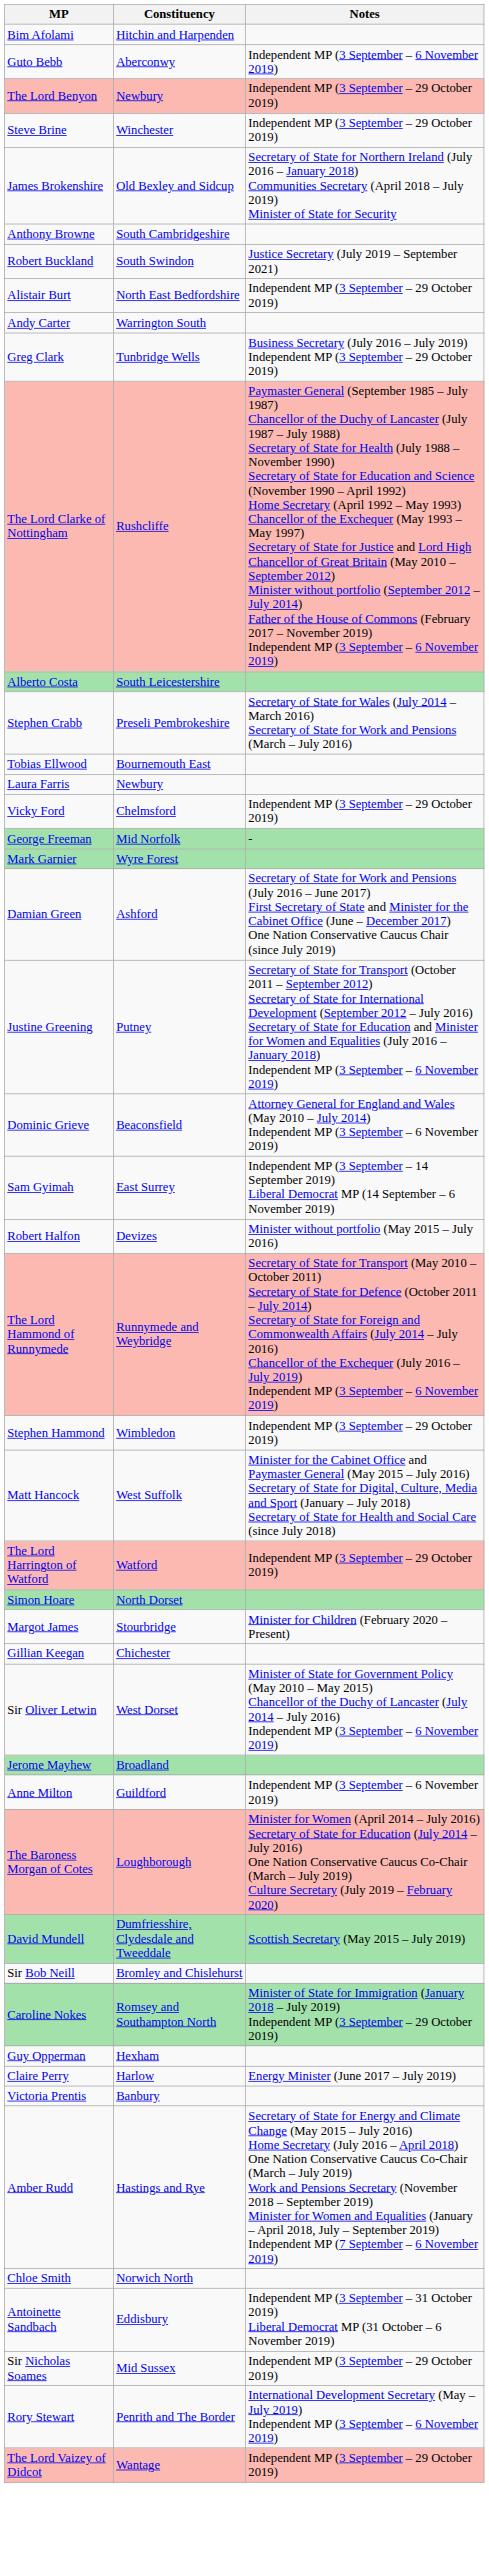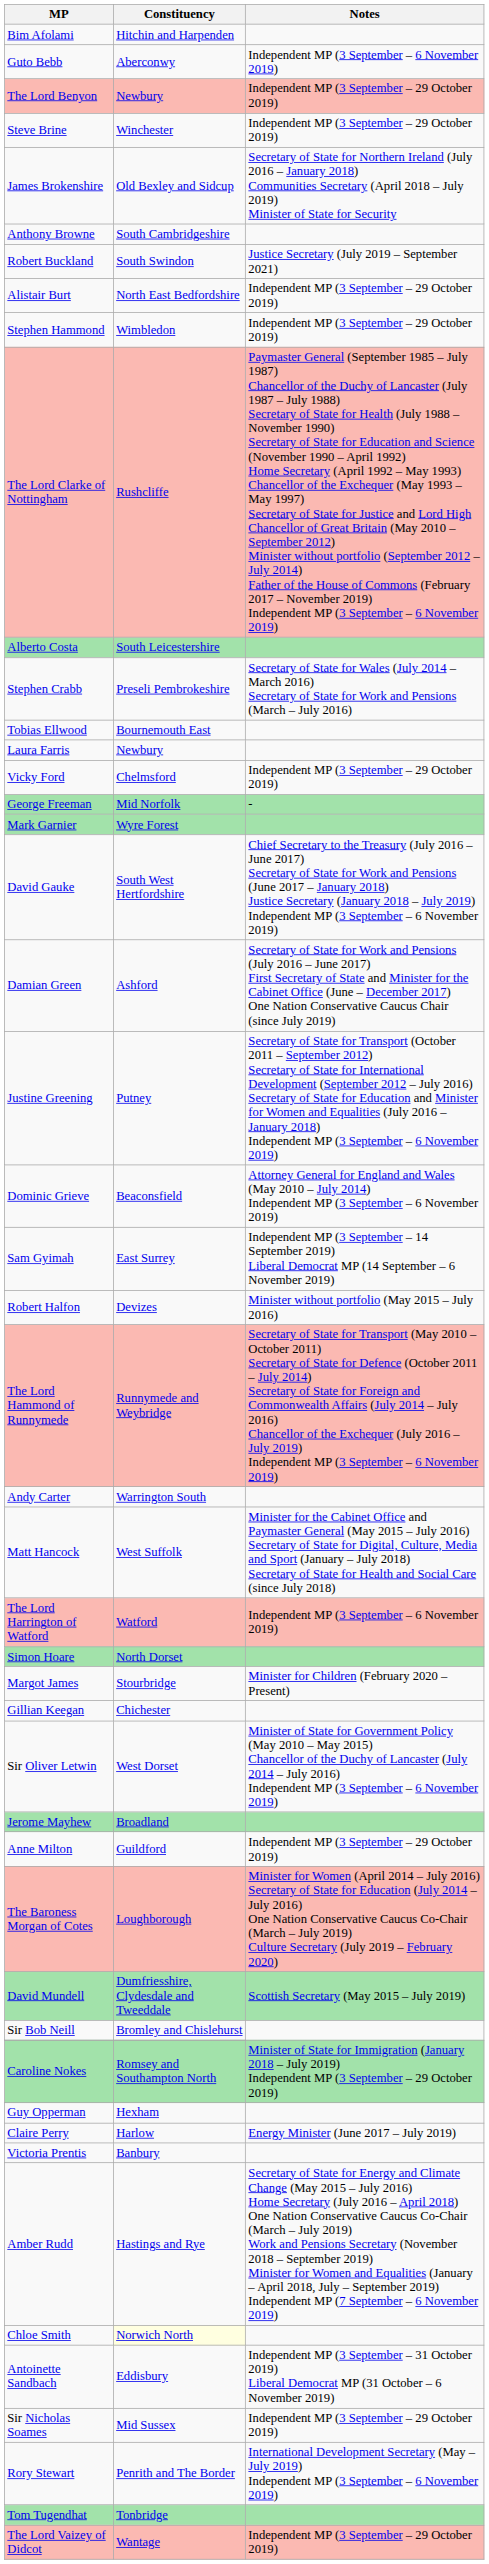rows swapped: (39, 322) <-> (56, 1432)
- row: (36, 357)
+ row: (41, 887)
(360, 1565) Independent MP (3 September – 29 October 2019) -> (363, 1622) Independent MP (3 September – 6 November 2019)
(363, 1792) Independent MP (3 September – 6 November 2019) -> (360, 1849) Independent MP (3 September – 29 October 2019)
(155, 2278) no background -> (155, 2335) lightyellow background
+ row: (47, 2515)
